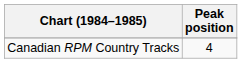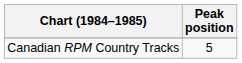(209, 48) 4 -> (209, 48) 5
